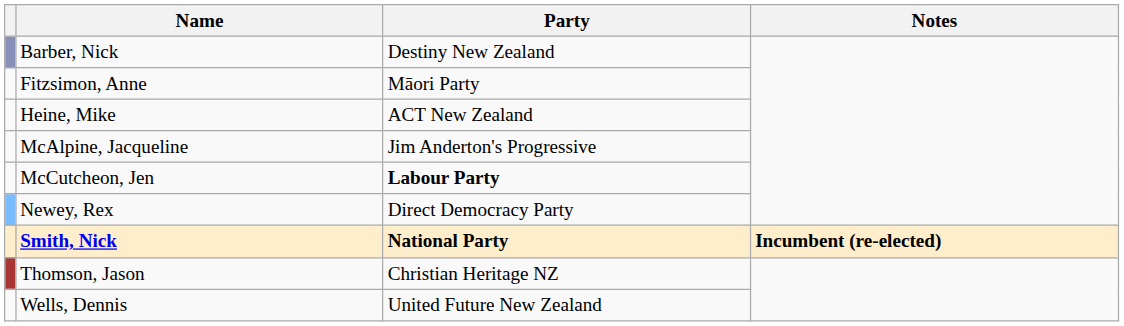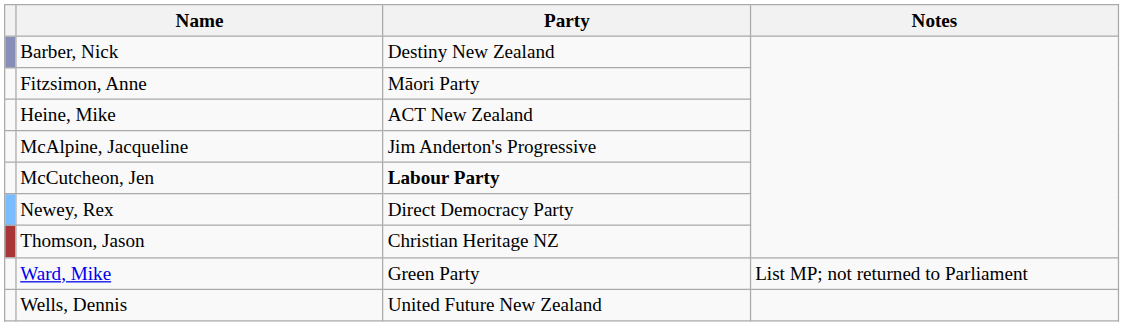- row: (69, 241)
+ row: (66, 273)
